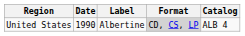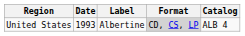(85, 25) 1990 -> (85, 25) 1993
